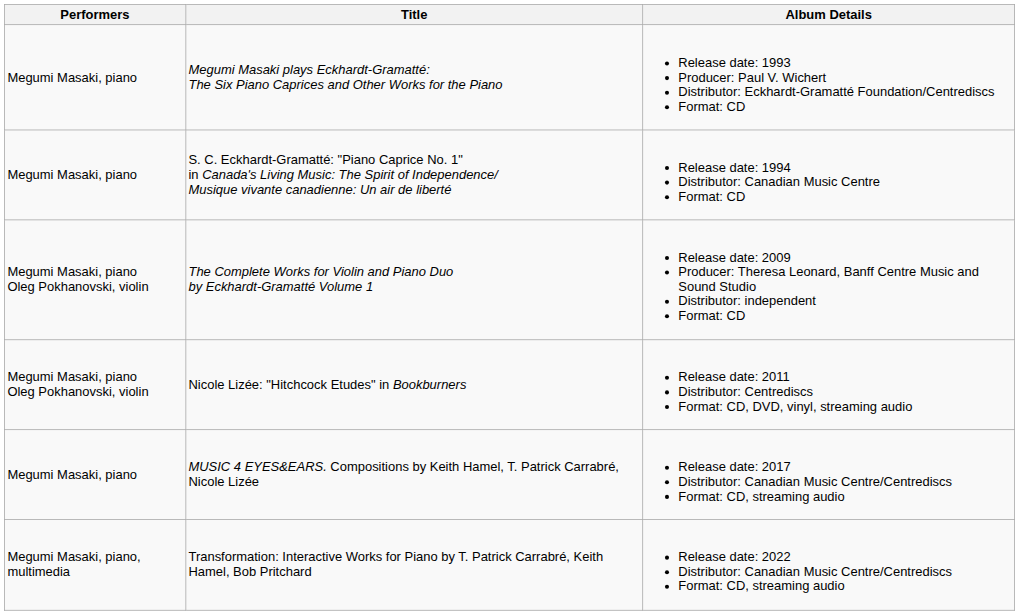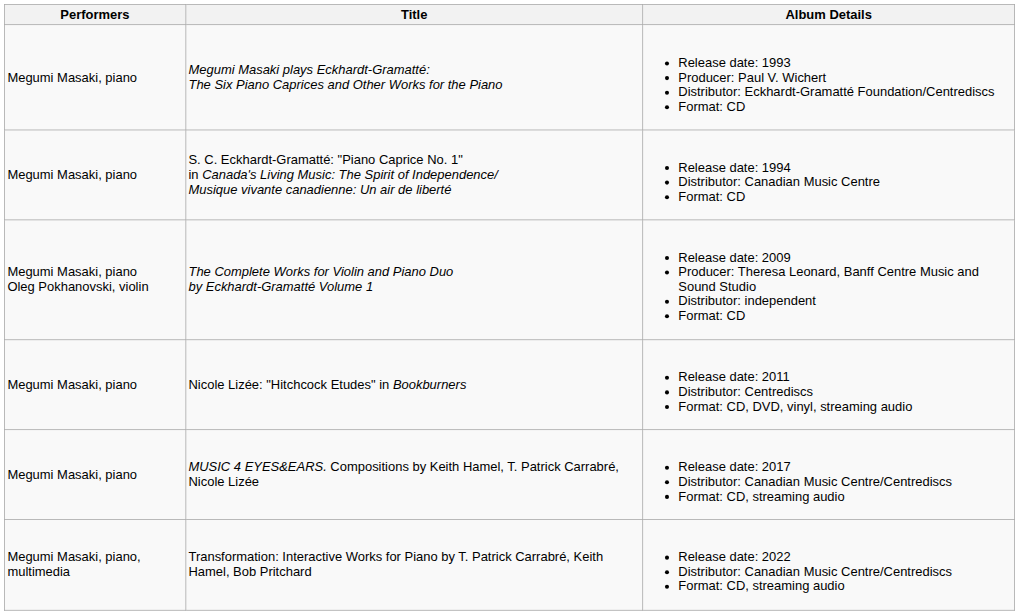(78, 384) Megumi Masaki, piano Oleg Pokhanovski, violin -> (72, 384) Megumi Masaki, piano
